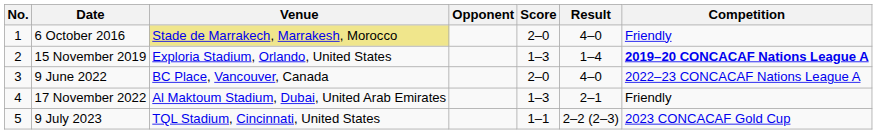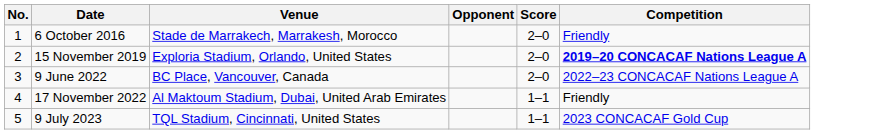- column: (591, 14)
(275, 35) khaki background -> (275, 35) no background
(538, 56) 1–3 -> (538, 56) 2–0
(538, 98) 1–3 -> (538, 98) 1–1
